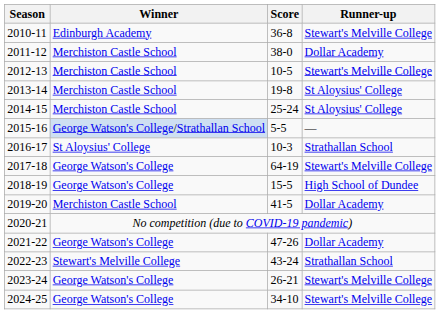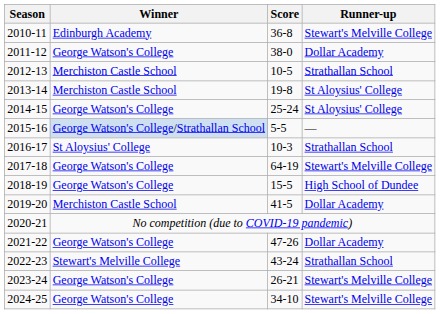(115, 52) Merchiston Castle School -> (113, 52) George Watson's College
(368, 71) Stewart's Melville College -> (349, 71) Strathallan School
(115, 109) Merchiston Castle School -> (113, 109) George Watson's College
